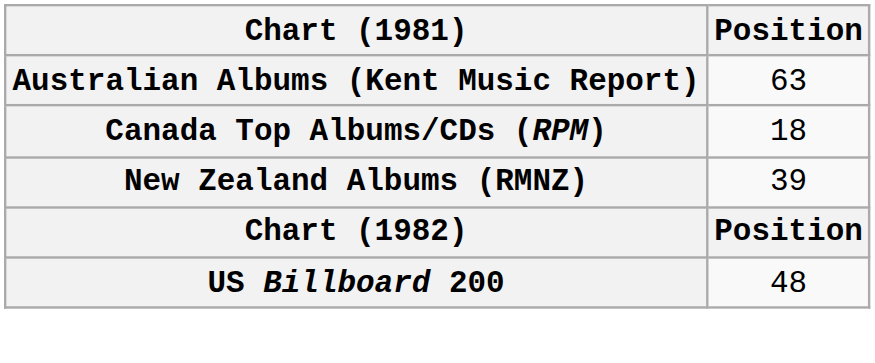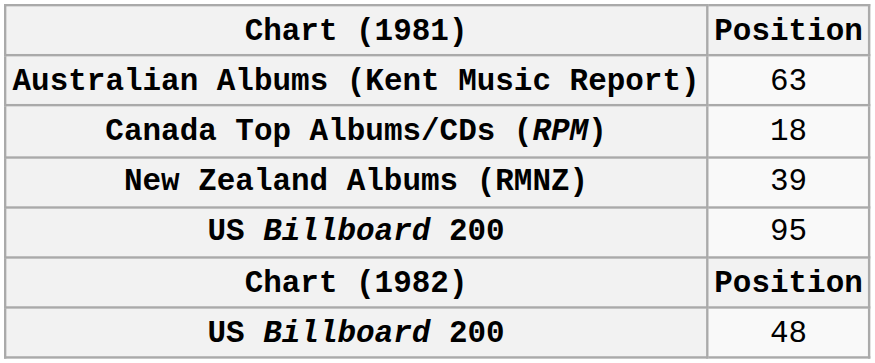+ row: (789, 232)
